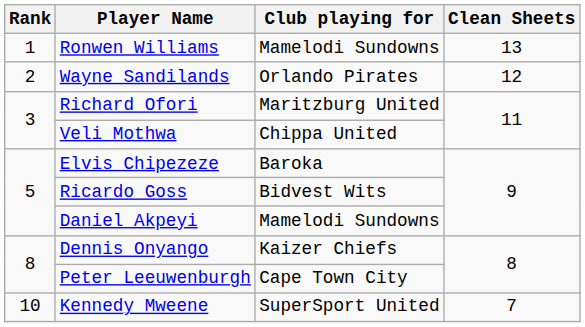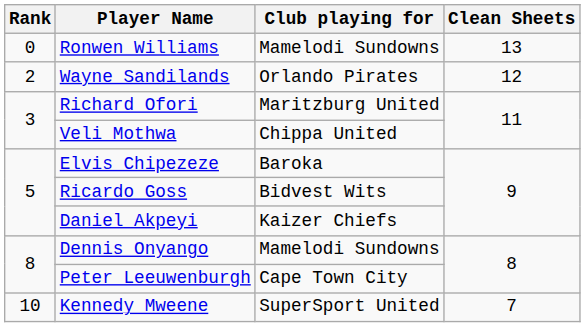(30, 48) 1 -> (30, 48) 0
(349, 221) Mamelodi Sundowns -> (328, 221) Kaizer Chiefs
(328, 250) Kaizer Chiefs -> (349, 250) Mamelodi Sundowns
